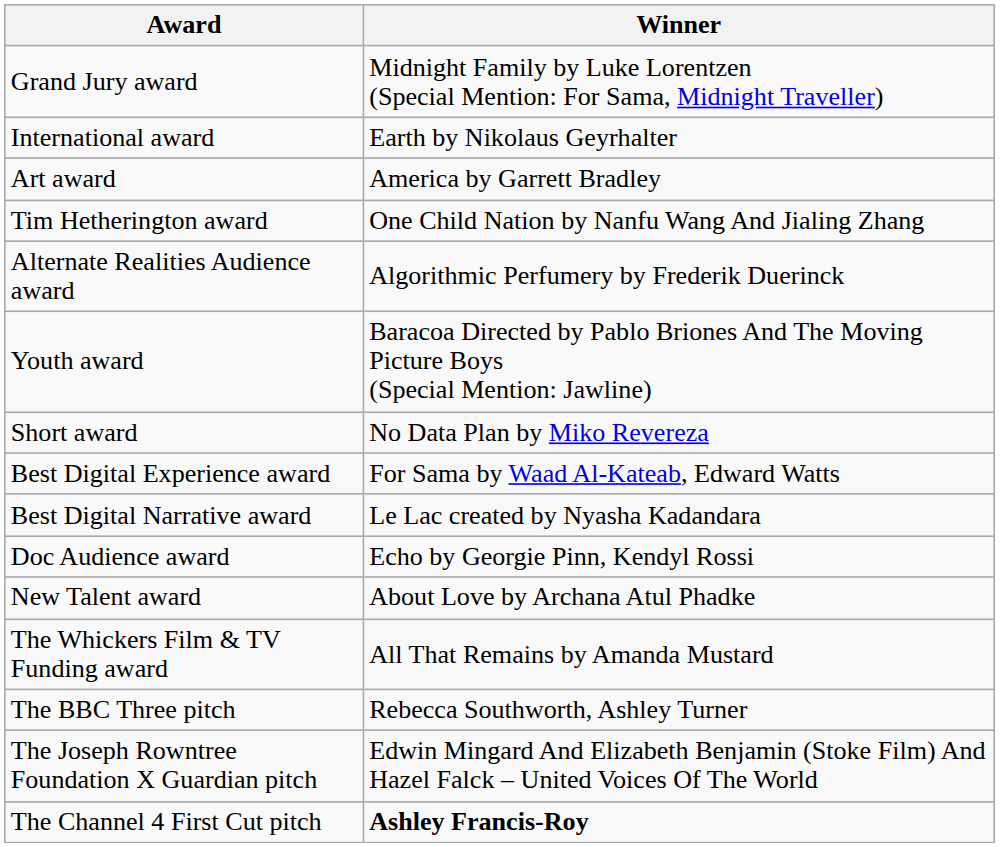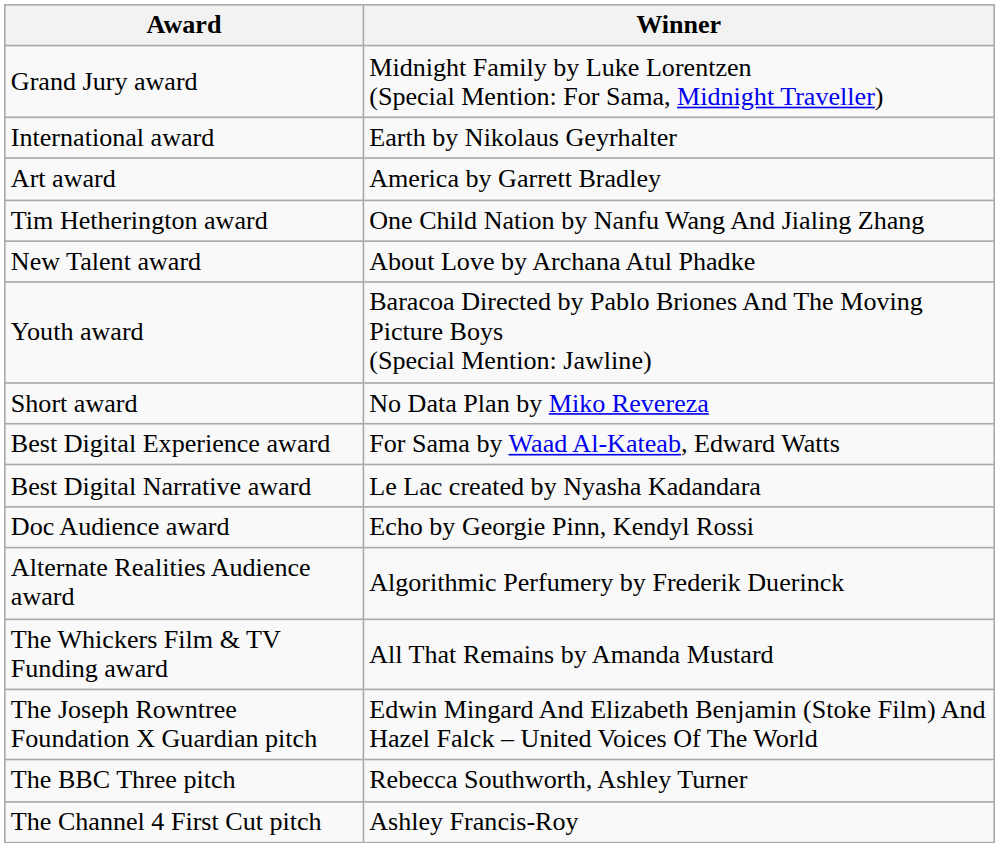rows swapped: (106, 597) <-> (161, 275)
rows swapped: (123, 709) <-> (164, 765)
(479, 821) bold -> (474, 821) normal
